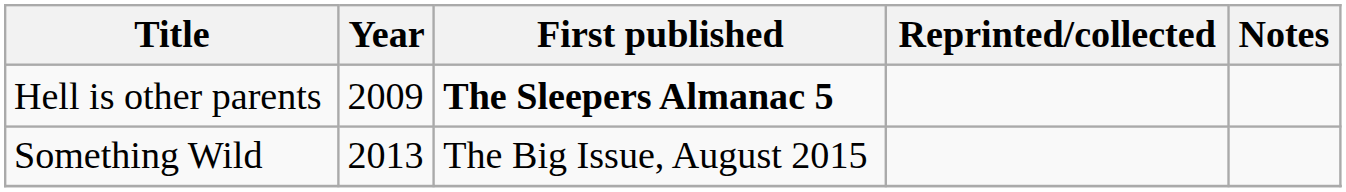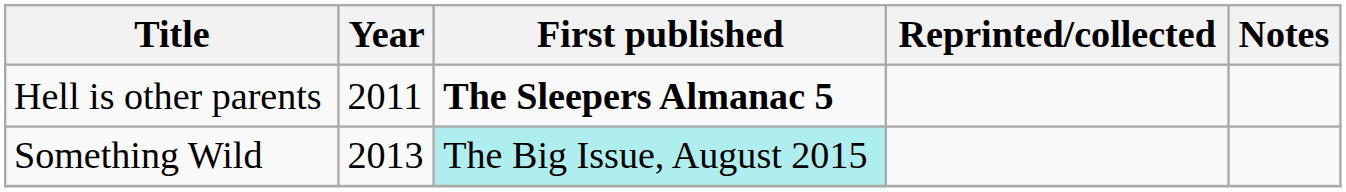(386, 95) 2009 -> (385, 95) 2011
(655, 155) no background -> (655, 155) paleturquoise background
